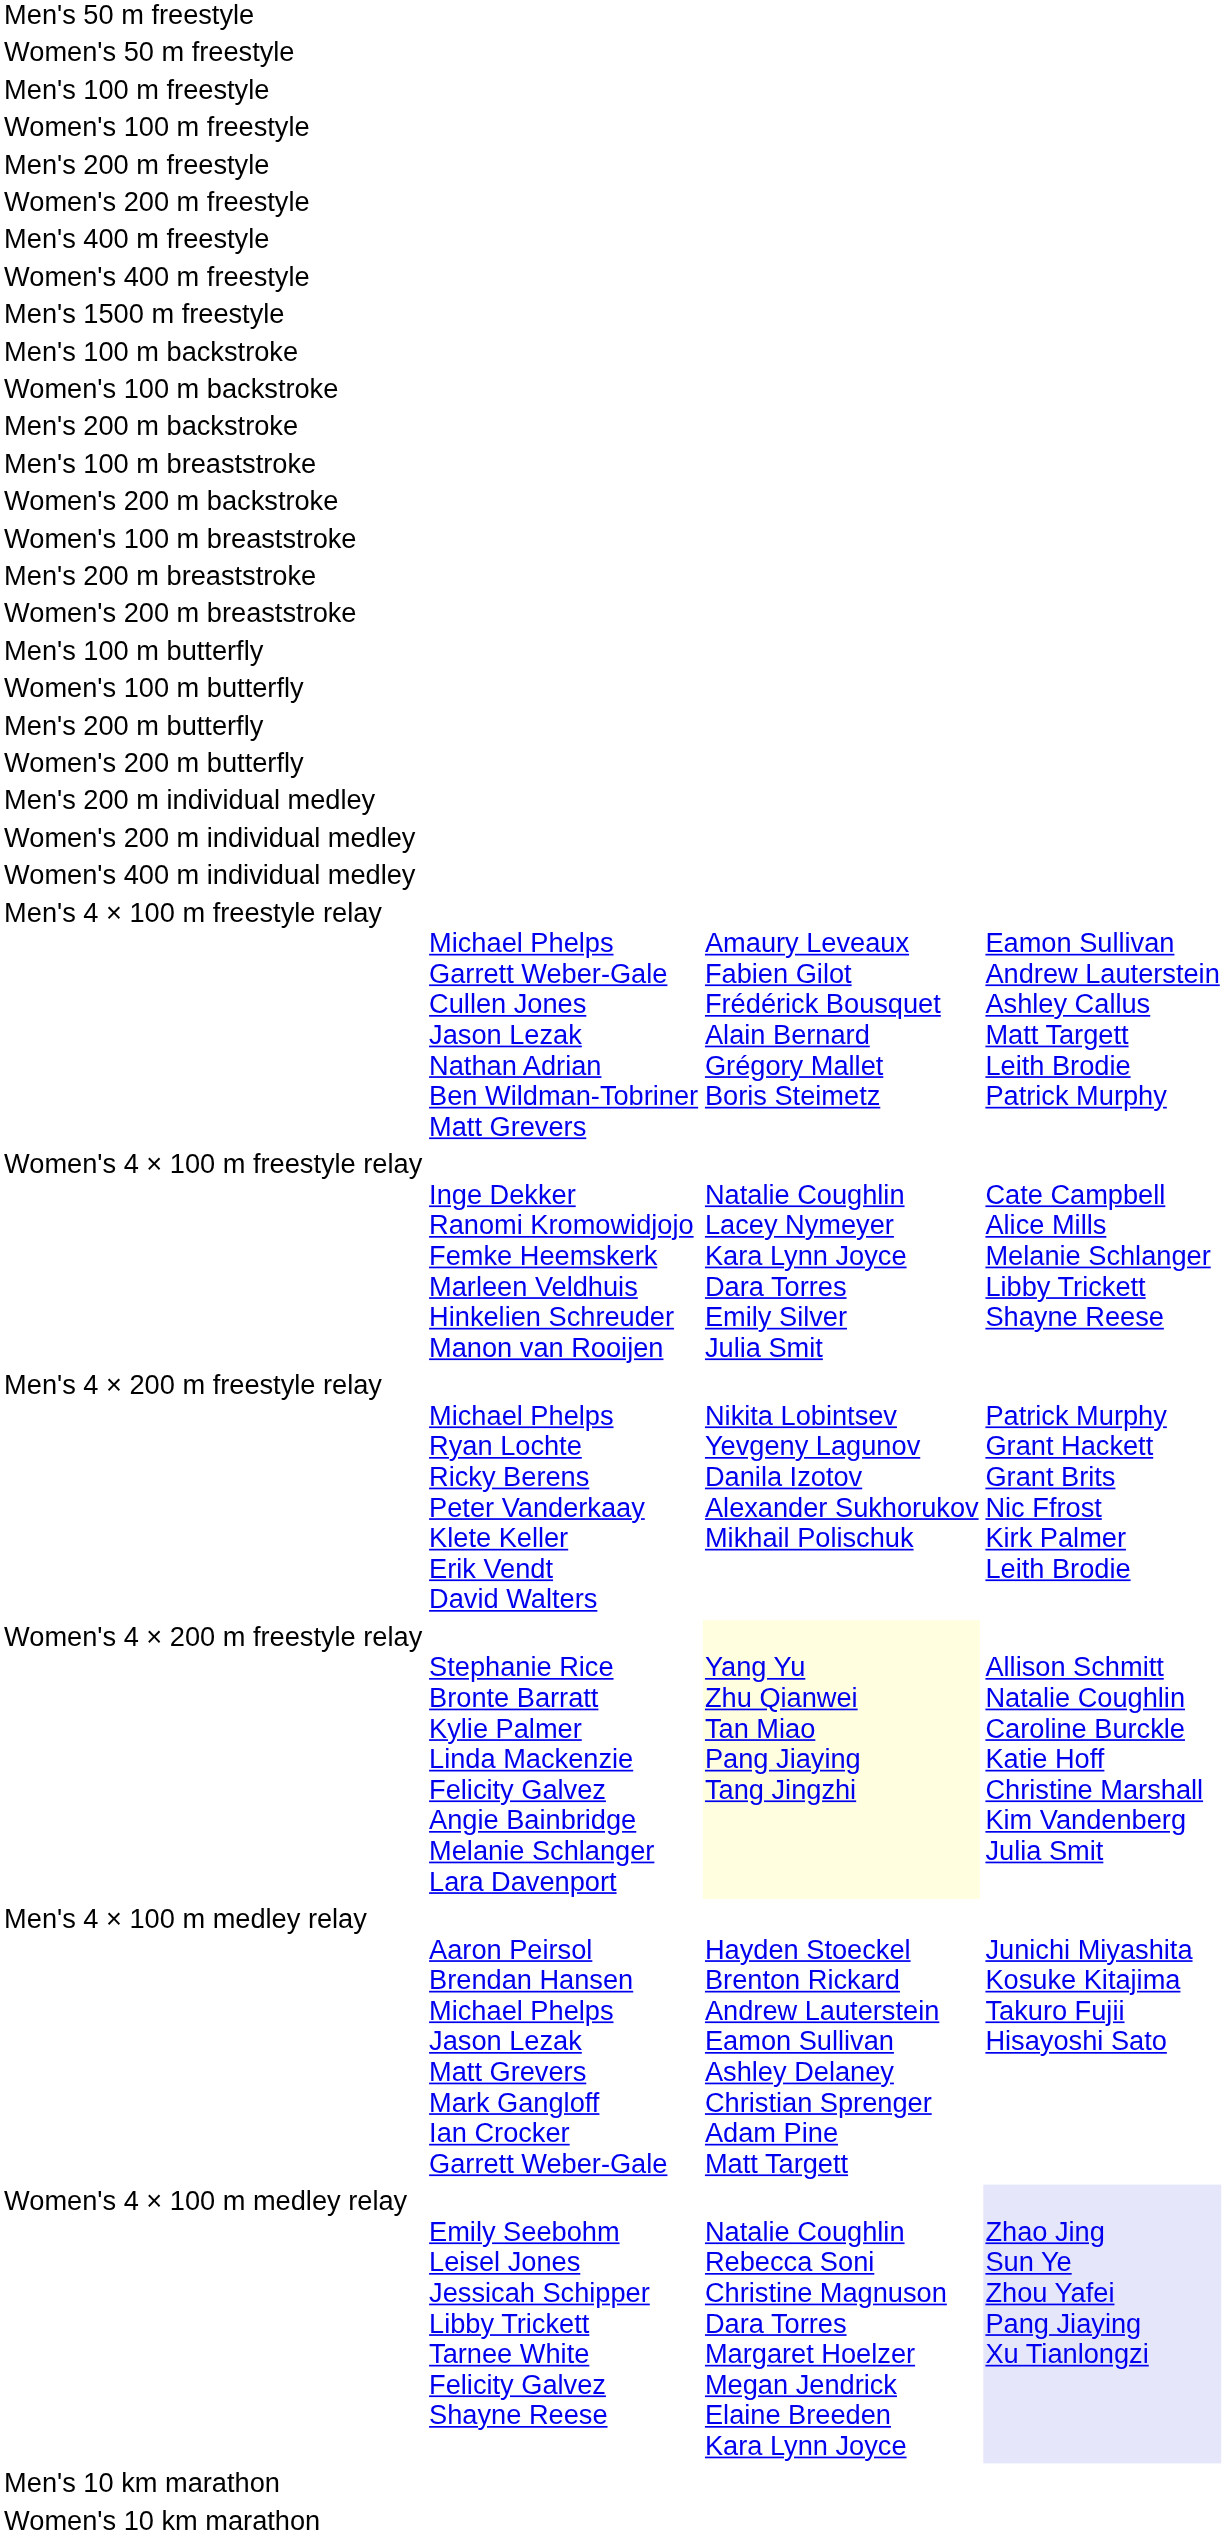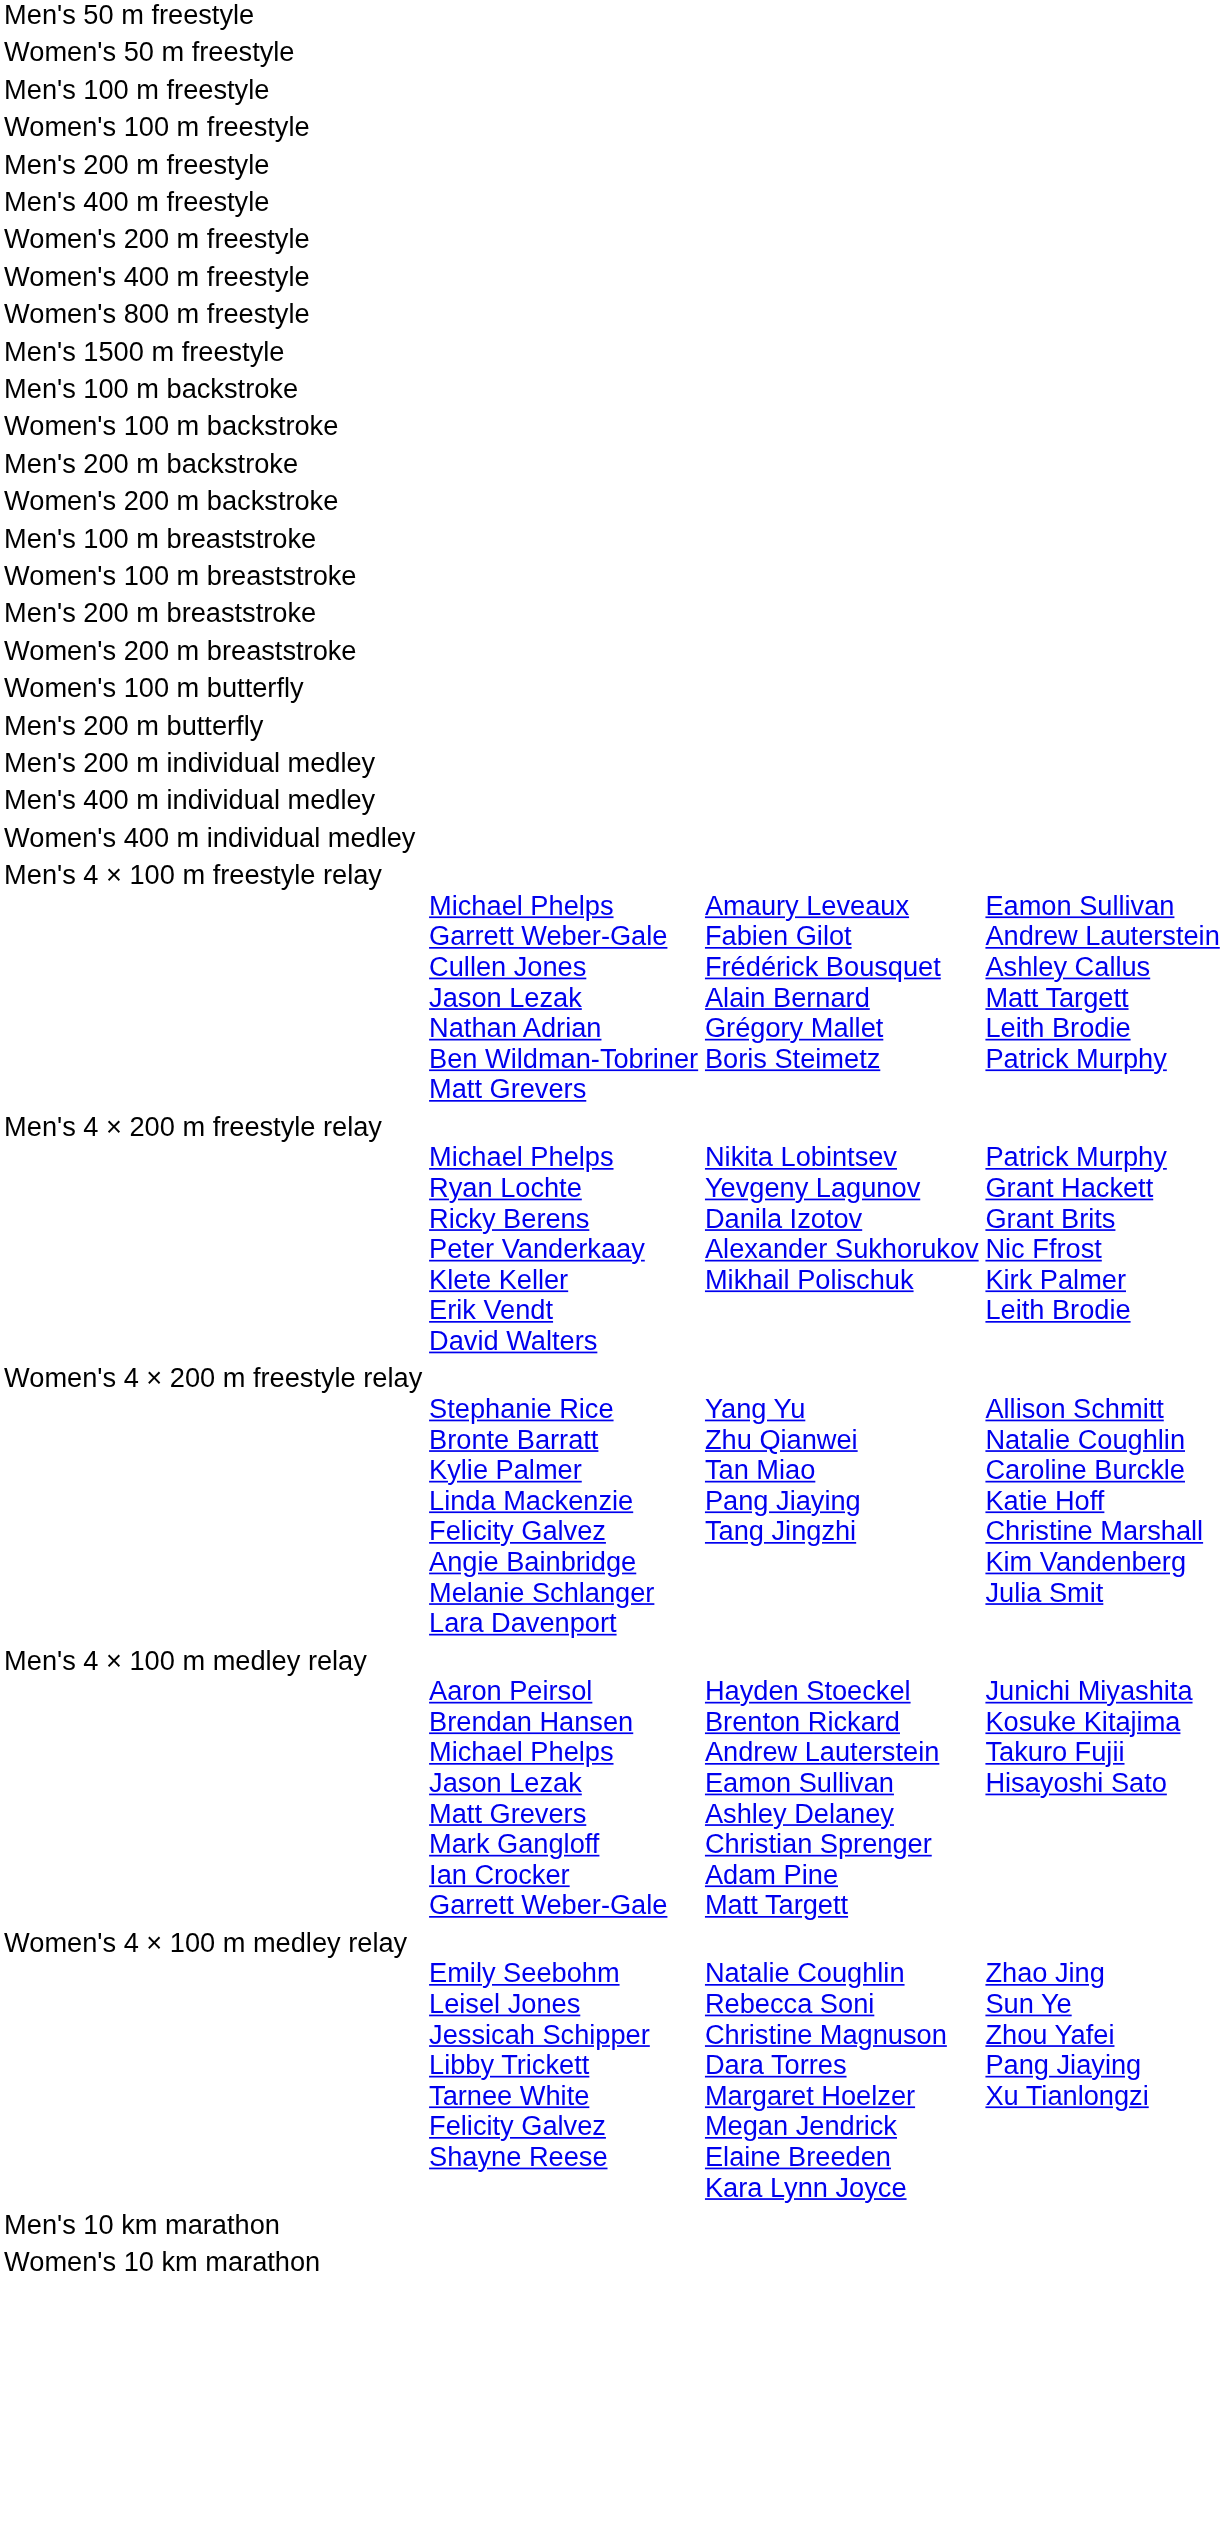rows swapped: (157, 202) <-> (137, 239)
+ row: (157, 314)
rows swapped: (171, 501) <-> (160, 463)
- row: (134, 650)
- row: (154, 763)
- row: (210, 837)
+ row: (190, 800)
- row: (213, 1164)
(783, 1728) lightyellow background -> (783, 1470) no background
(1067, 2293) lavender background -> (1067, 2034) no background
